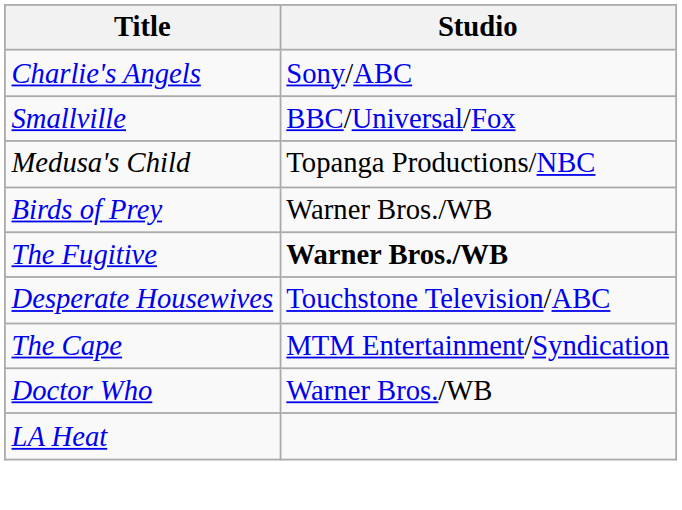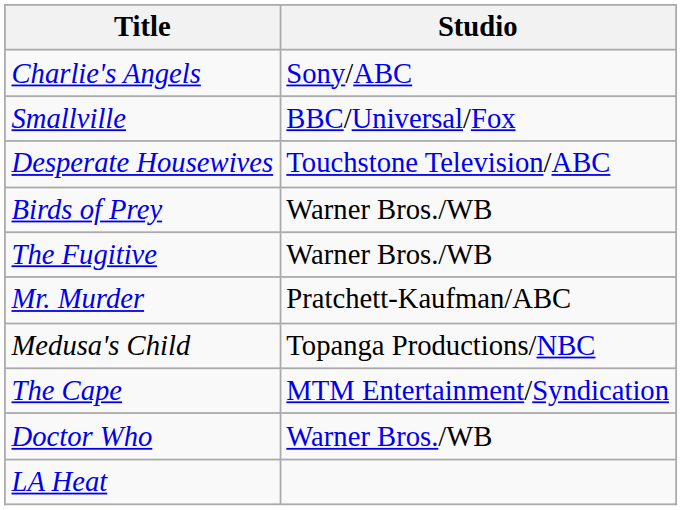rows swapped: (142, 299) <-> (101, 163)
(397, 254) bold -> (389, 254) normal
+ row: (78, 299)
